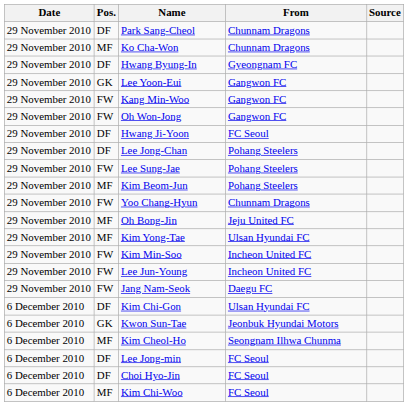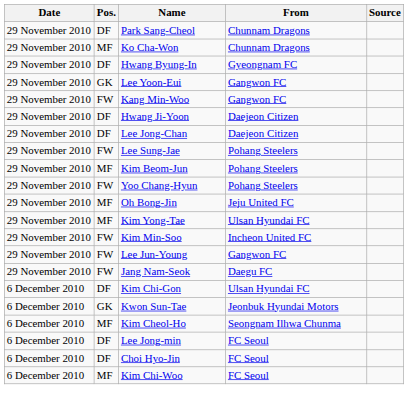- row: (151, 116)
(248, 133) FC Seoul -> (263, 116) Daejeon Citizen
(263, 151) Pohang Steelers -> (263, 133) Daejeon Citizen
(269, 202) Chunnam Dragons -> (263, 185) Pohang Steelers
(270, 271) Incheon United FC -> (257, 254) Gangwon FC
